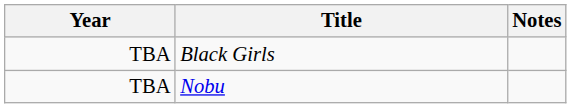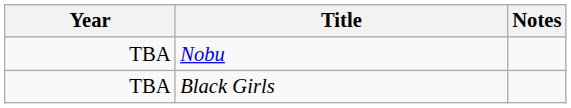rows swapped: (203, 86) <-> (227, 53)
